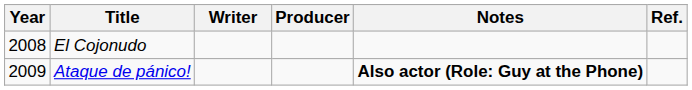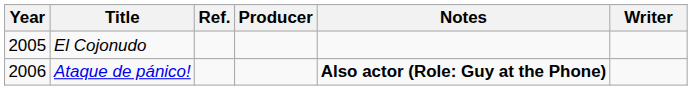columns swapped: (233, 17) <-> (667, 17)
(27, 44) 2008 -> (27, 44) 2005
(27, 71) 2009 -> (27, 71) 2006
